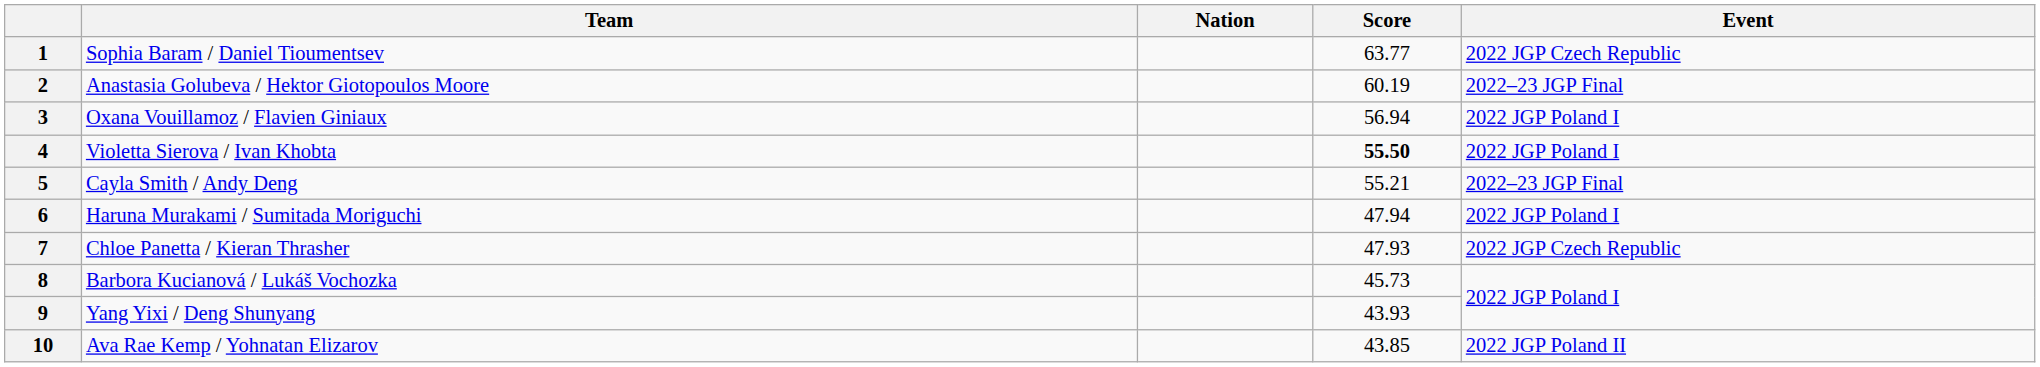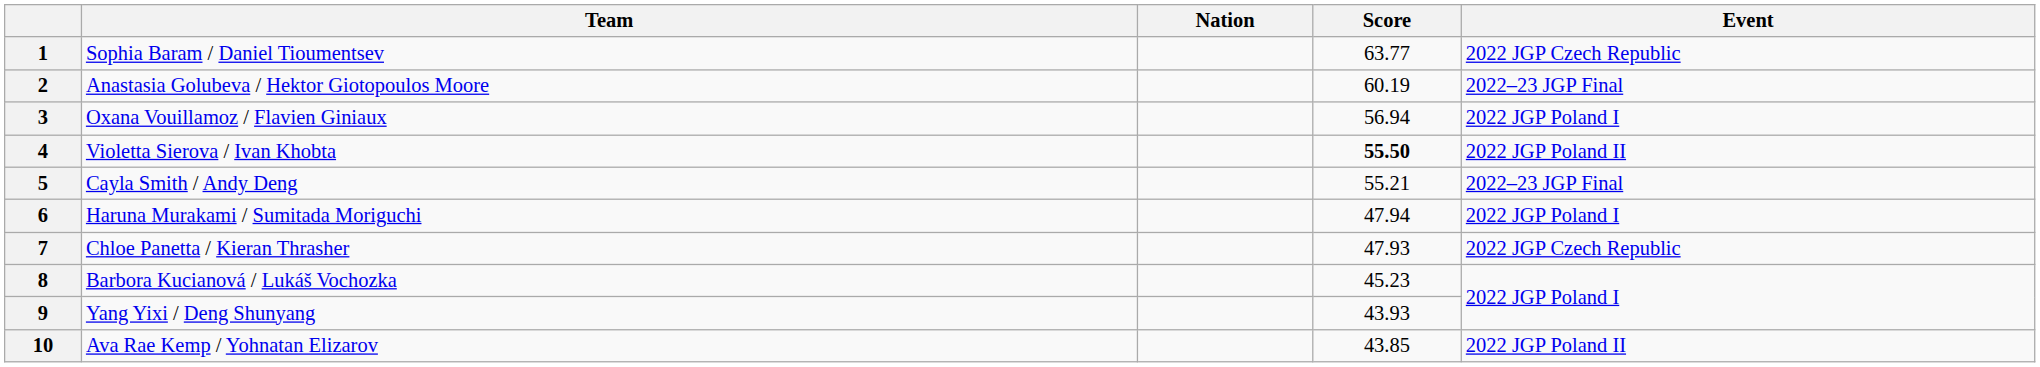(1543, 150) 2022 JGP Poland I -> (1546, 150) 2022 JGP Poland II
(1387, 280) 45.73 -> (1387, 280) 45.23
